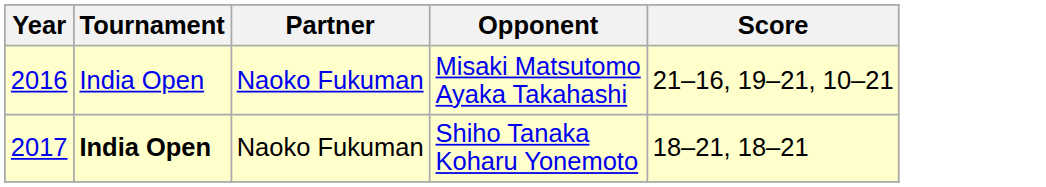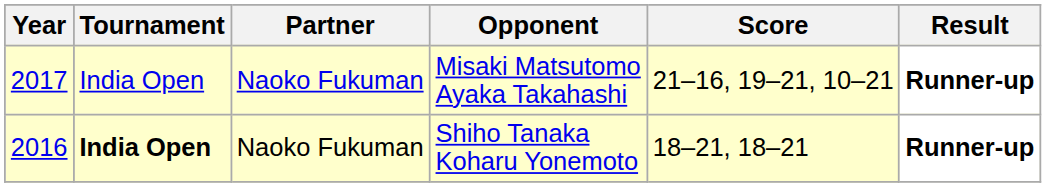+ column: (970, 25)
(39, 80) 2016 -> (39, 80) 2017
(39, 148) 2017 -> (39, 148) 2016
